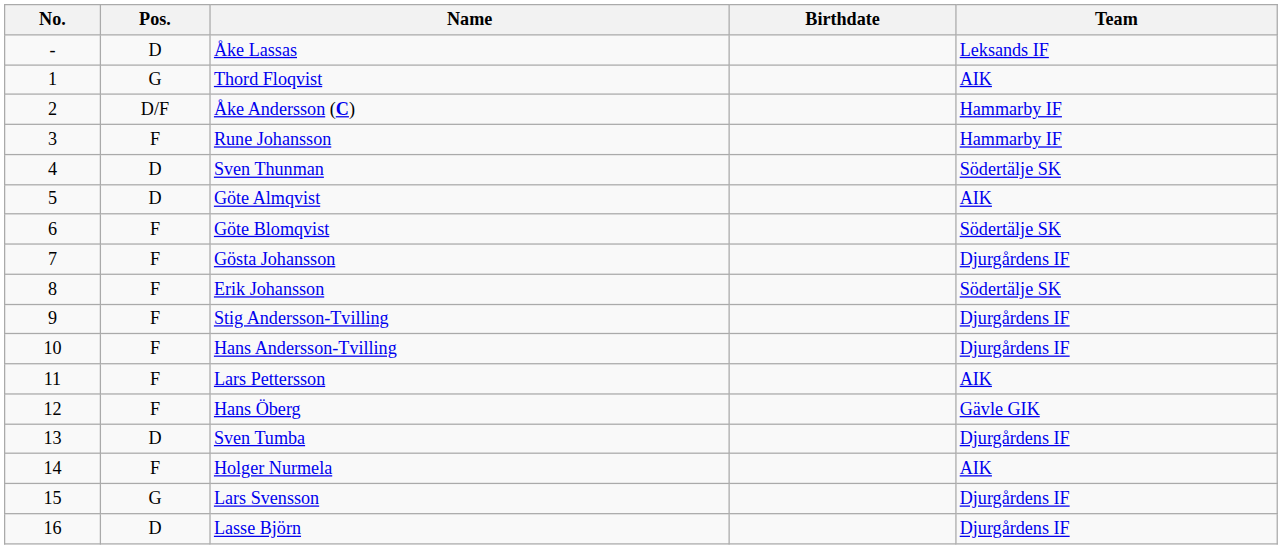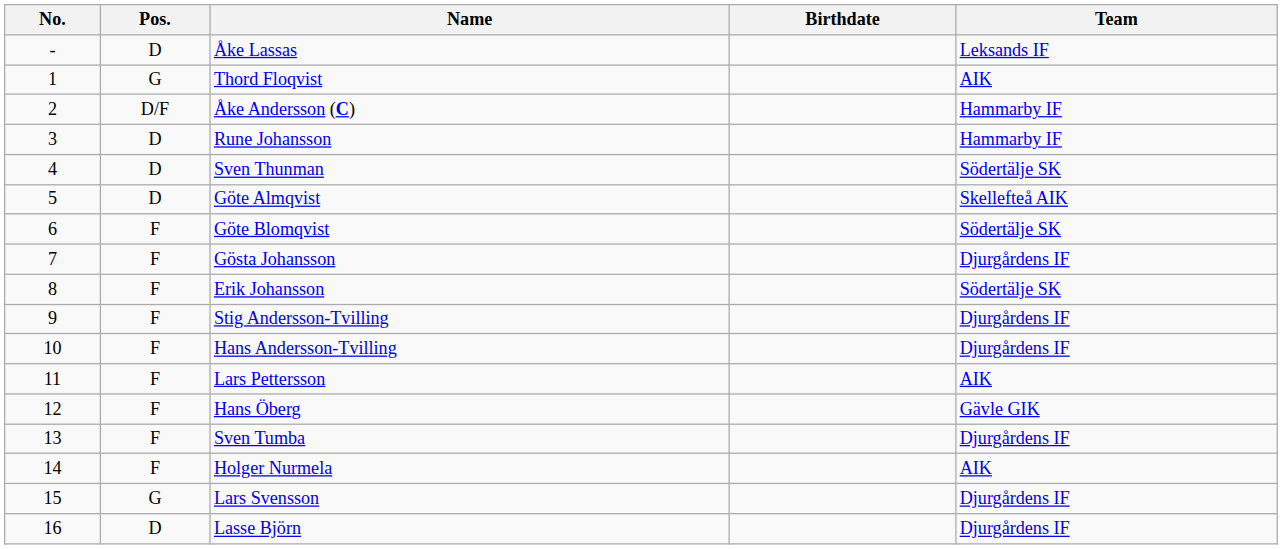(155, 139) F -> (155, 139) D
(976, 199) AIK -> (1014, 199) Skellefteå AIK
(155, 438) D -> (155, 438) F
